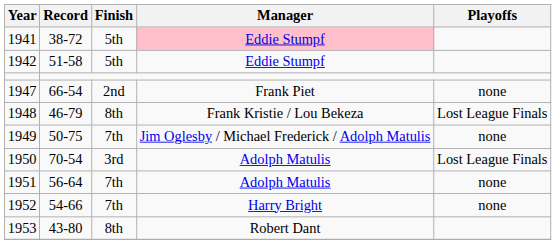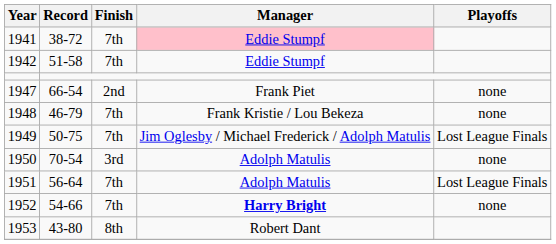(114, 38) 5th -> (114, 38) 7th
(114, 61) 5th -> (114, 61) 7th
(114, 113) 8th -> (114, 113) 7th
(492, 113) Lost League Finals -> (492, 113) none
(492, 136) none -> (492, 136) Lost League Finals
(492, 159) Lost League Finals -> (492, 159) none
(492, 182) none -> (492, 182) Lost League Finals
(285, 205) normal -> (285, 205) bold
